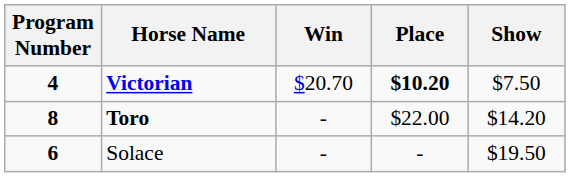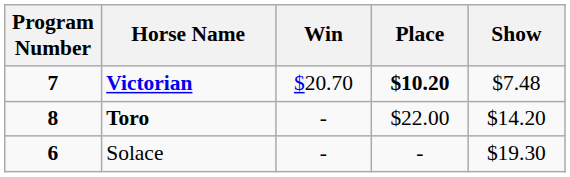(53, 83) 4 -> (53, 83) 7
(516, 83) $7.50 -> (516, 83) $7.48
(516, 154) $19.50 -> (516, 154) $19.30
